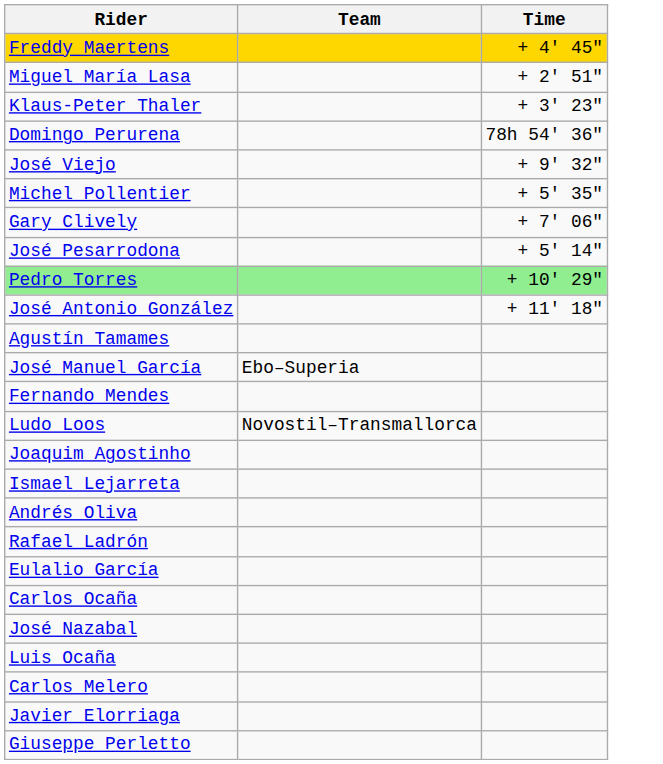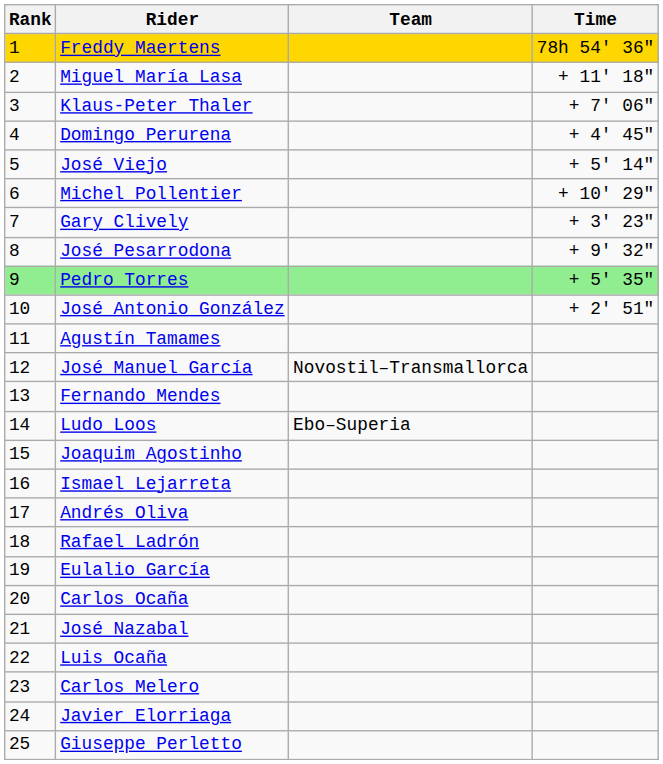+ column: (30, 19)
(560, 48) + 4' 45" -> (596, 48) 78h 54' 36"
(560, 77) + 2' 51" -> (606, 77) + 11' 18"
(560, 106) + 3' 23" -> (612, 106) + 7' 06"
(544, 135) 78h 54' 36" -> (612, 135) + 4' 45"
(560, 164) + 9' 32" -> (612, 164) + 5' 14"
(560, 193) + 5' 35" -> (606, 193) + 10' 29"
(560, 222) + 7' 06" -> (612, 222) + 3' 23"
(560, 251) + 5' 14" -> (612, 251) + 9' 32"
(555, 280) + 10' 29" -> (612, 280) + 5' 35"
(555, 309) + 11' 18" -> (612, 309) + 2' 51"
(301, 368) Ebo–Superia -> (411, 368) Novostil–Transmallorca
(359, 426) Novostil–Transmallorca -> (352, 426) Ebo–Superia
